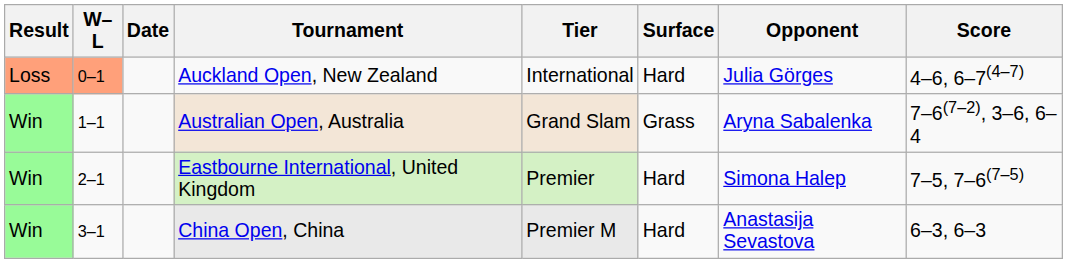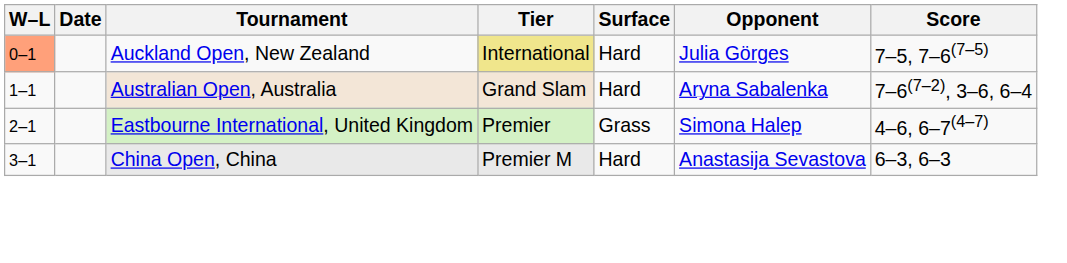- column: (39, 30)
(580, 75) no background -> (536, 53) khaki background
(967, 75) 4–6, 6–7(4–7) -> (932, 53) 7–5, 7–6(7–5)
(669, 122) Grass -> (620, 89) Hard
(664, 178) Hard -> (625, 126) Grass
(967, 178) 7–5, 7–6(7–5) -> (932, 126) 4–6, 6–7(4–7)
